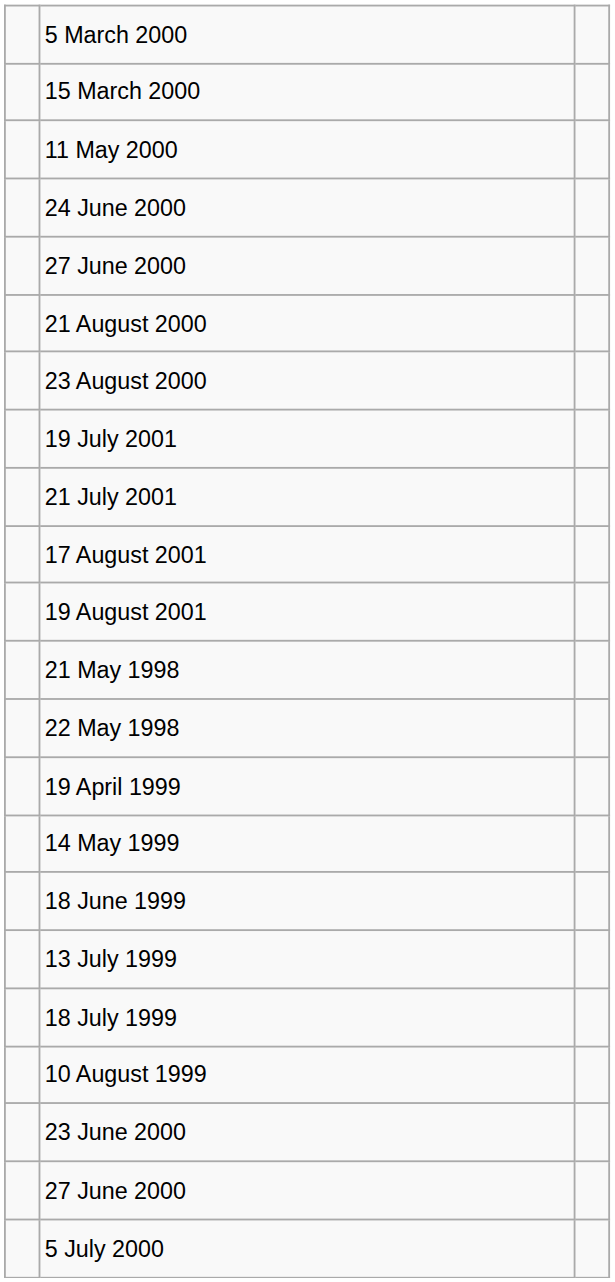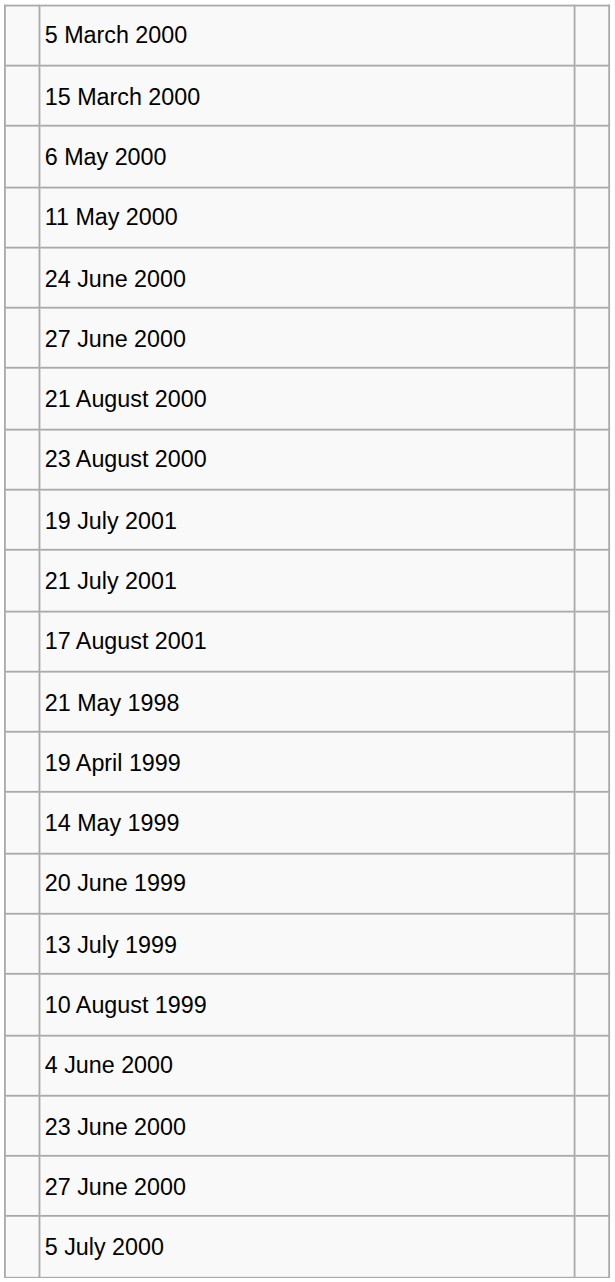+ row: (22, 157)
- row: (22, 612)
- row: (22, 728)
- row: (22, 901)
+ row: (22, 883)
- row: (22, 1017)
+ row: (22, 1065)
